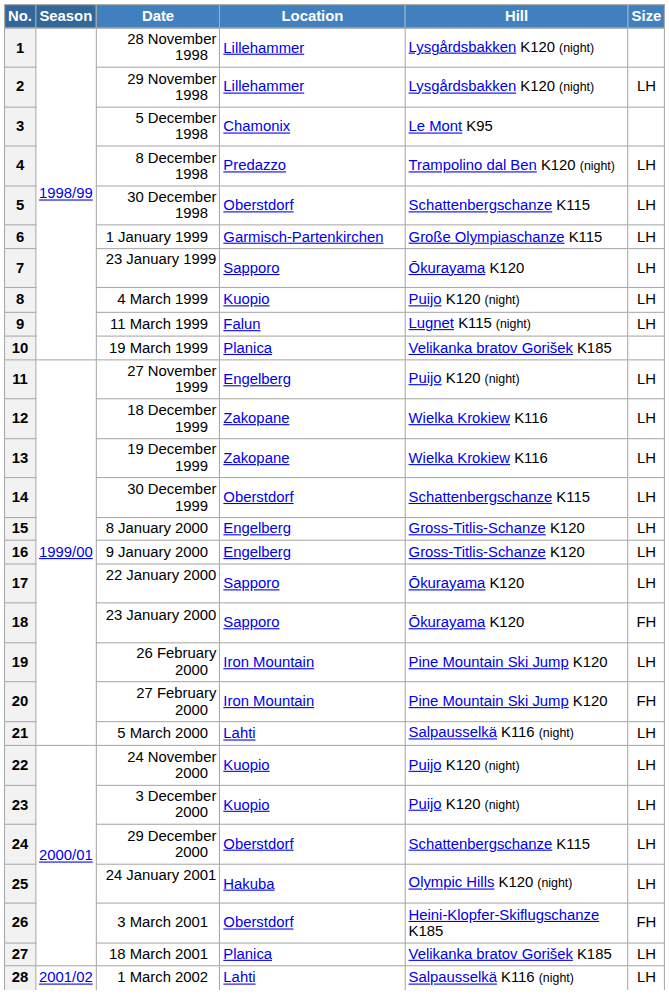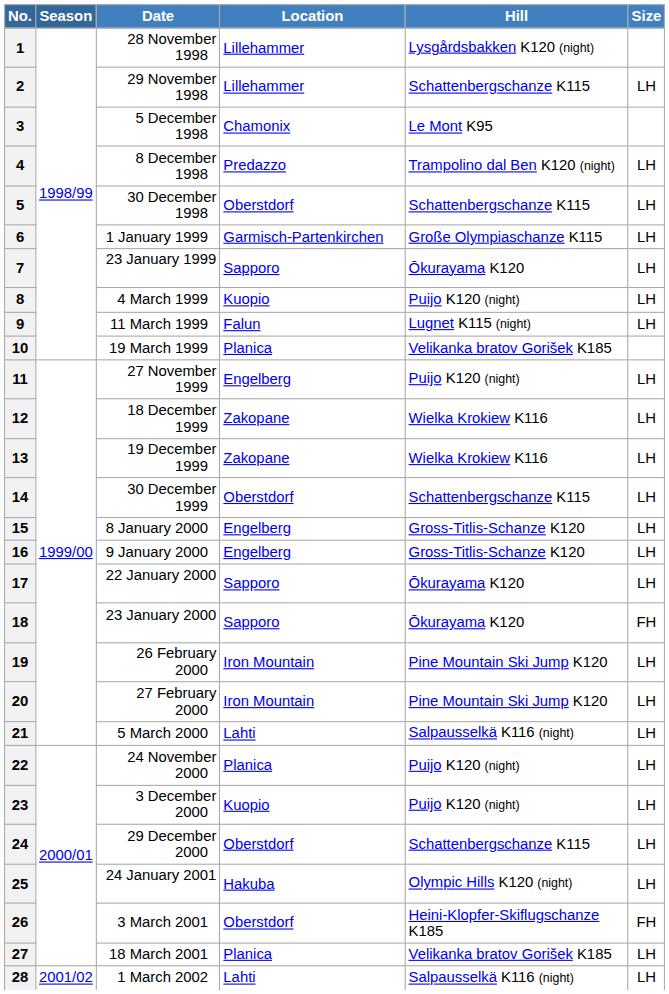(501, 86) Lysgårdsbakken K120 (night) -> (499, 87) Schattenbergschanze K115
(646, 701) FH -> (646, 701) LH
(246, 765) Kuopio -> (248, 765) Planica
